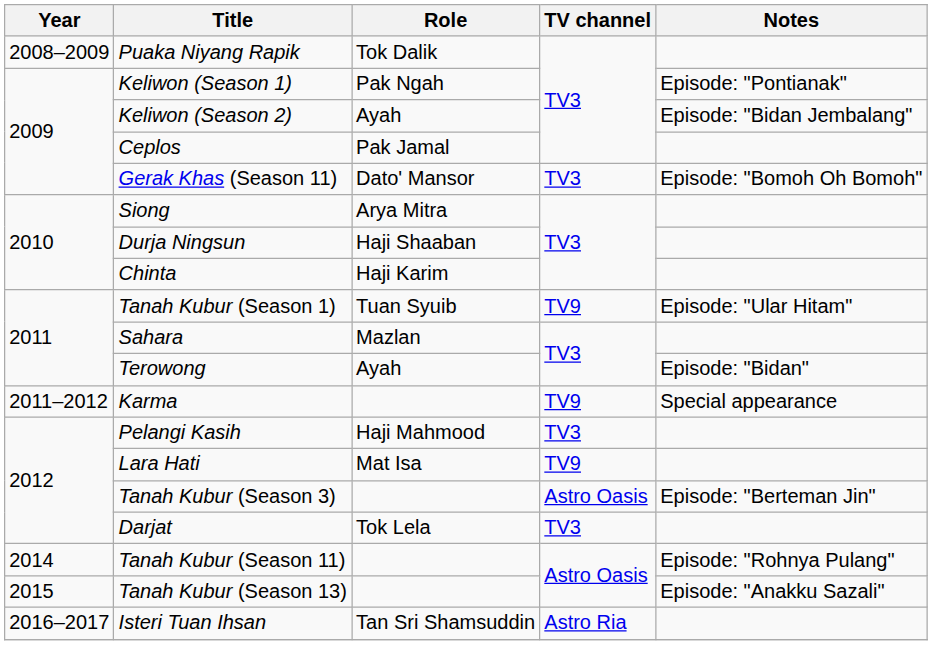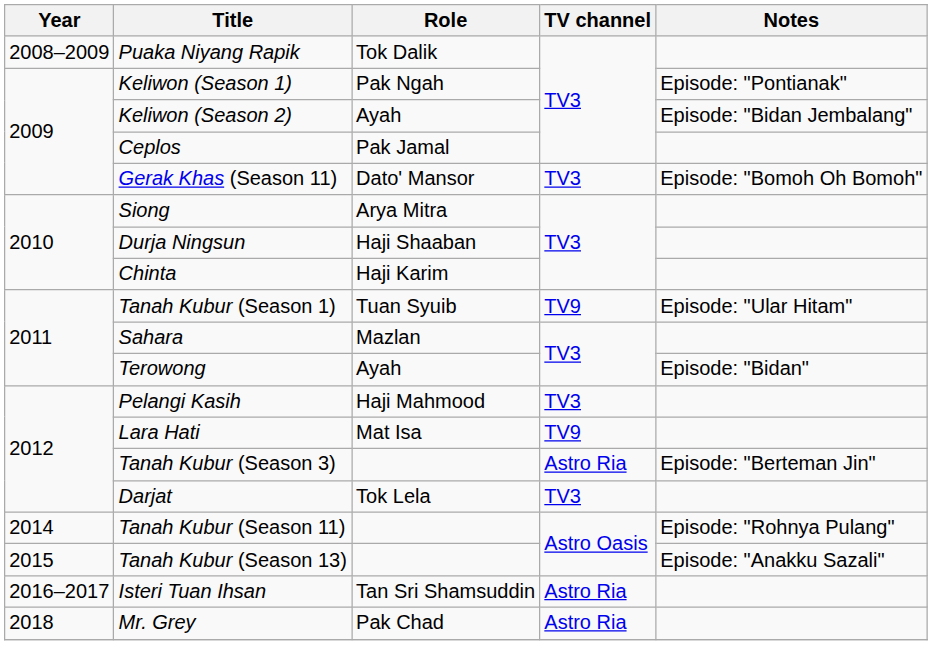- row: (148, 400)
(596, 496) Astro Oasis -> (585, 464) Astro Ria
+ row: (157, 623)
